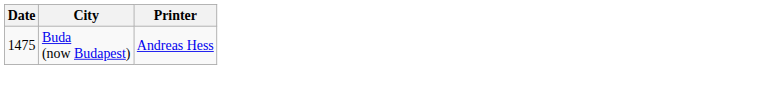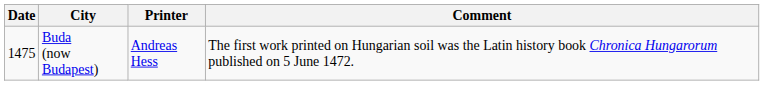+ column: (482, 15)
